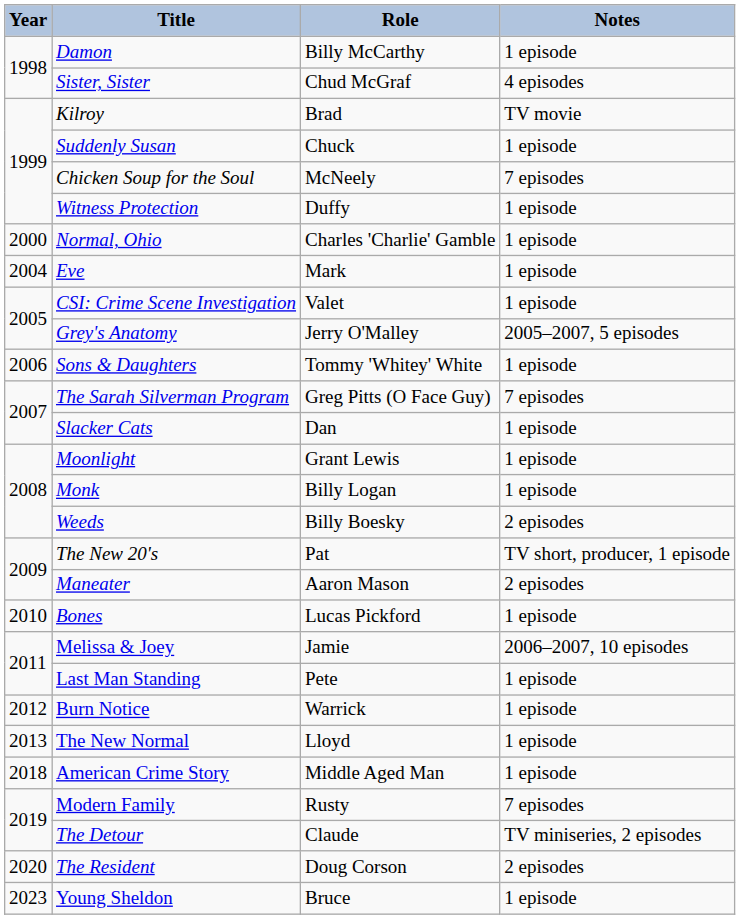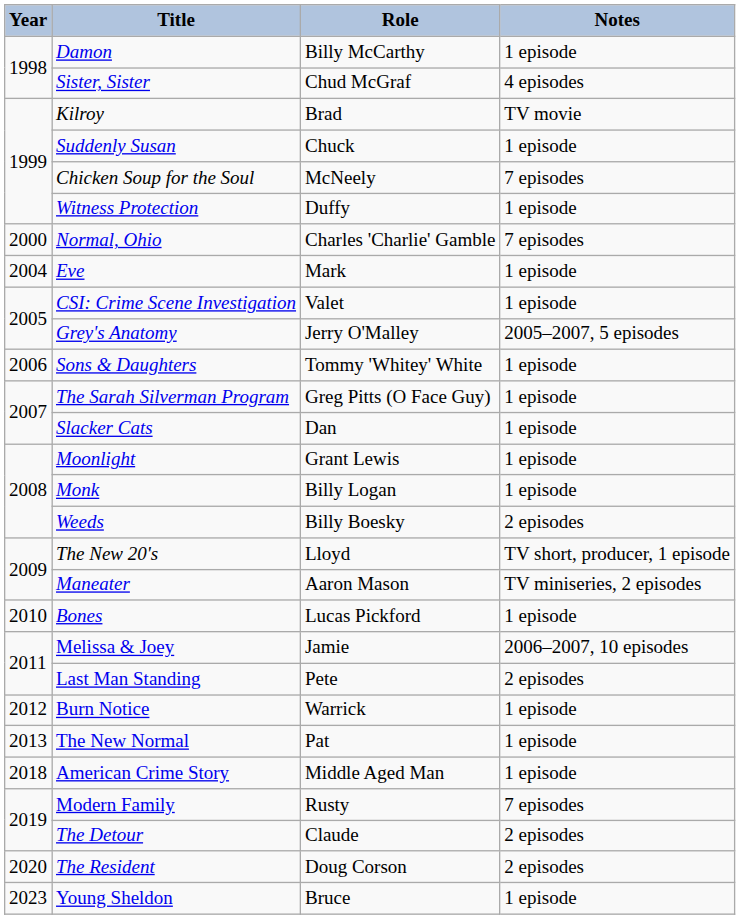(540, 240) 1 episode -> (544, 240) 7 episodes
(544, 396) 7 episodes -> (540, 396) 1 episode
(317, 553) Pat -> (328, 553) Lloyd
(544, 584) 2 episodes -> (603, 584) TV miniseries, 2 episodes
(540, 678) 1 episode -> (544, 678) 2 episodes
(328, 741) Lloyd -> (317, 741) Pat
(603, 835) TV miniseries, 2 episodes -> (544, 835) 2 episodes
